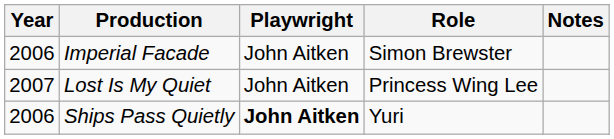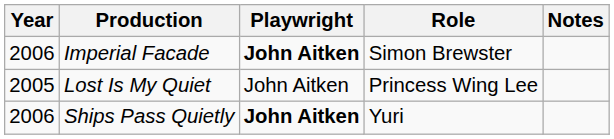(296, 52) normal -> (302, 52) bold
(32, 85) 2007 -> (32, 85) 2005
